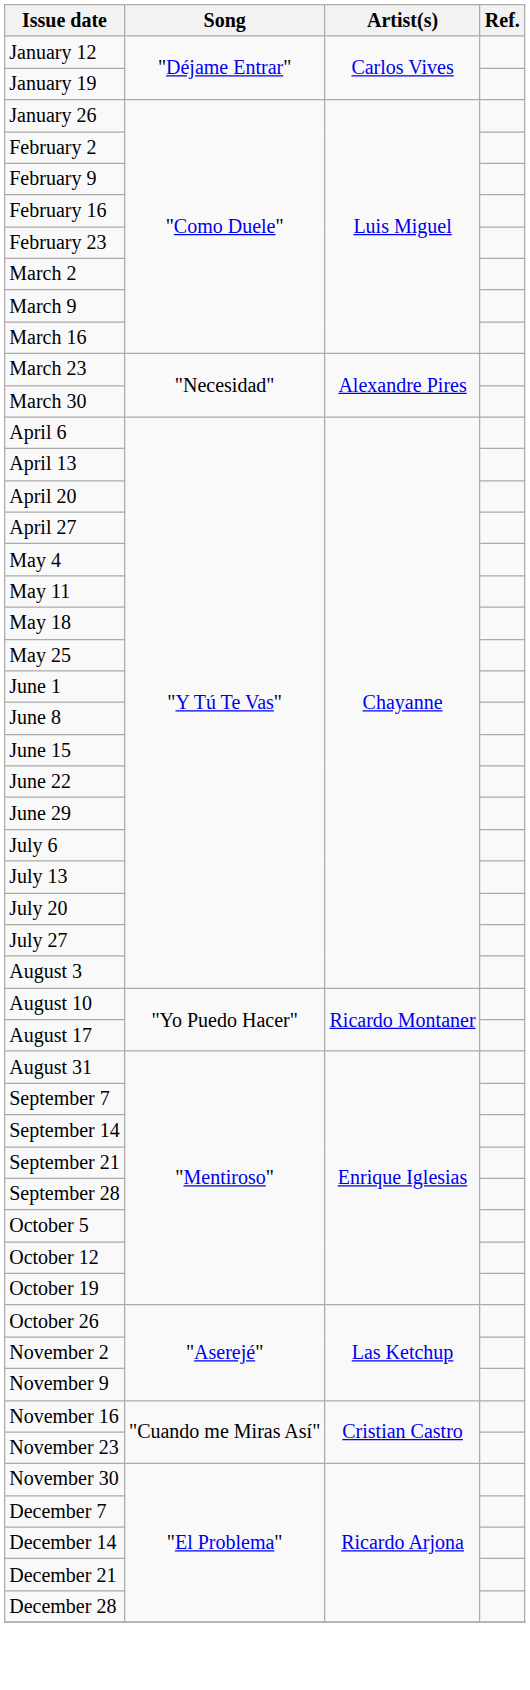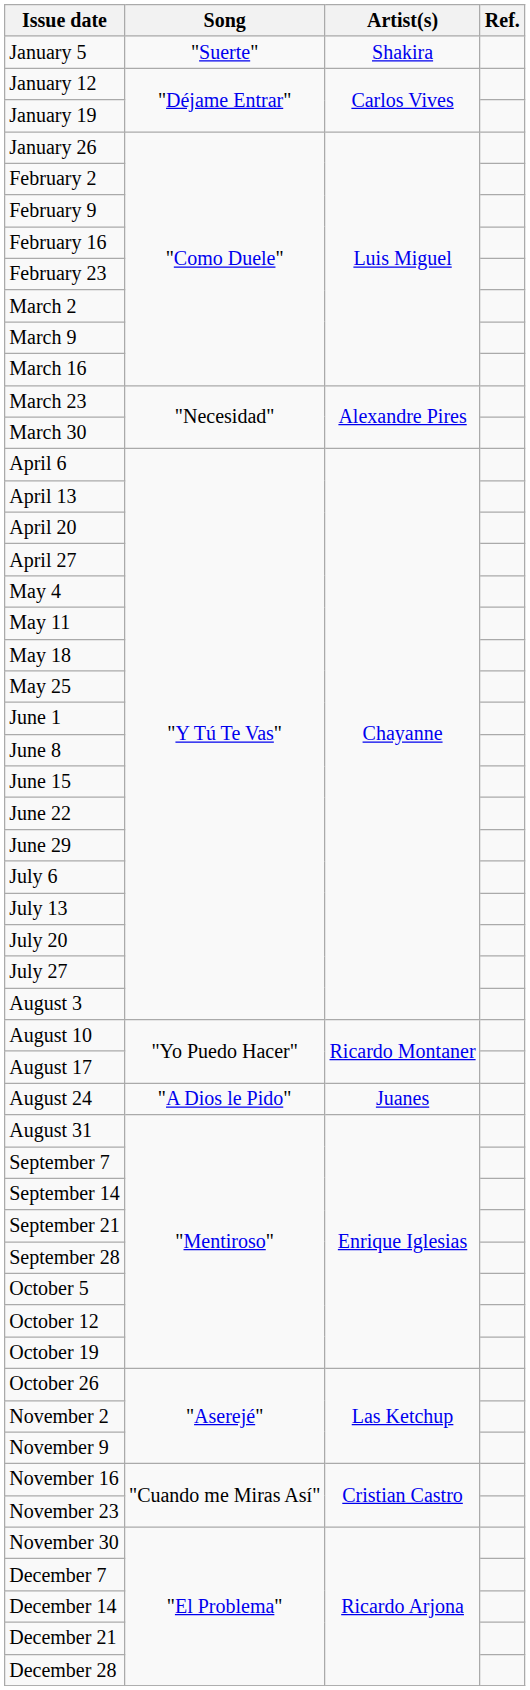+ row: (48, 52)
+ row: (51, 1098)
